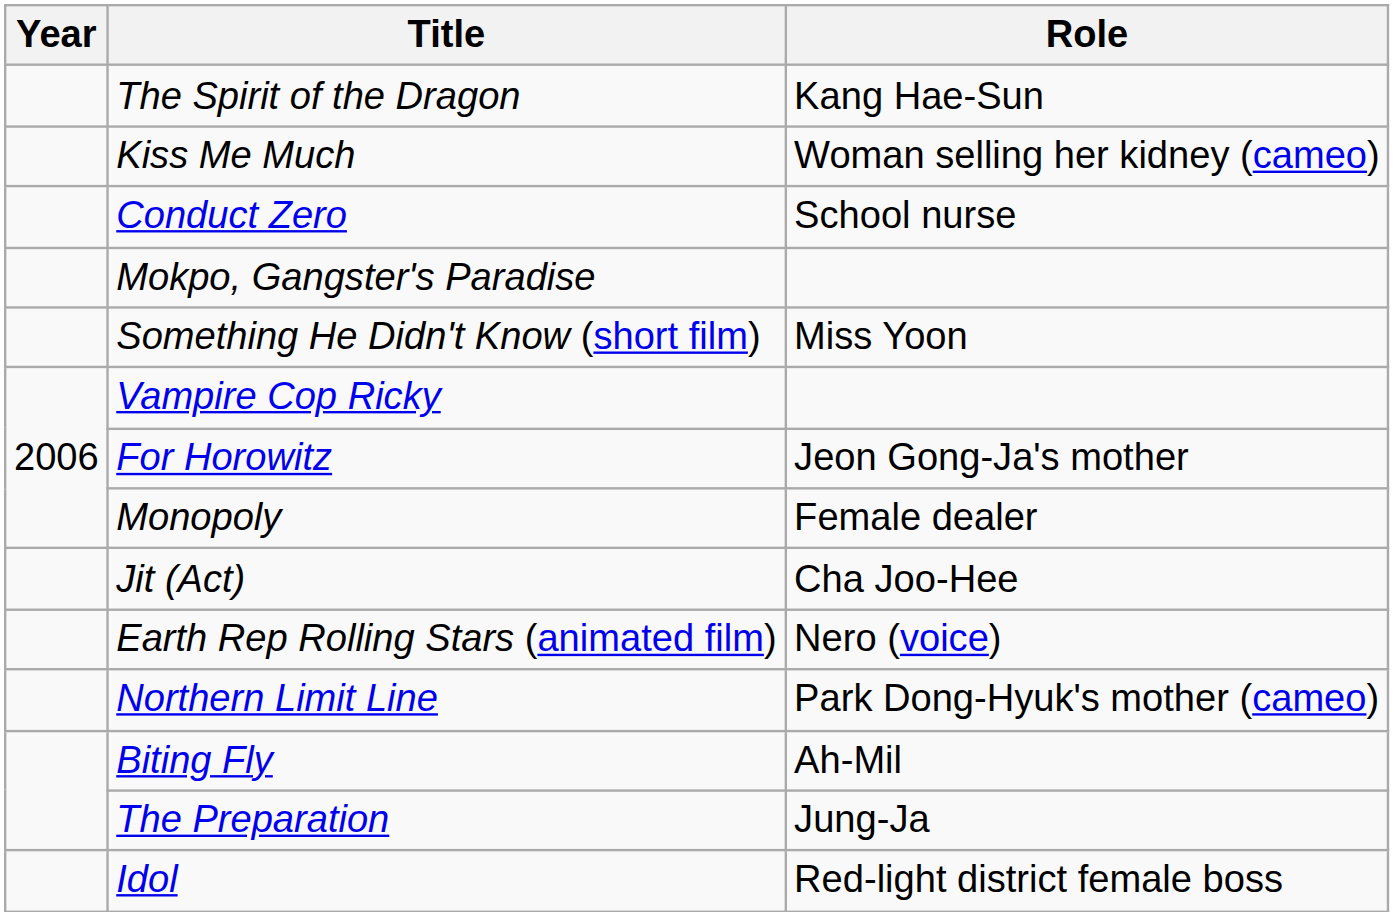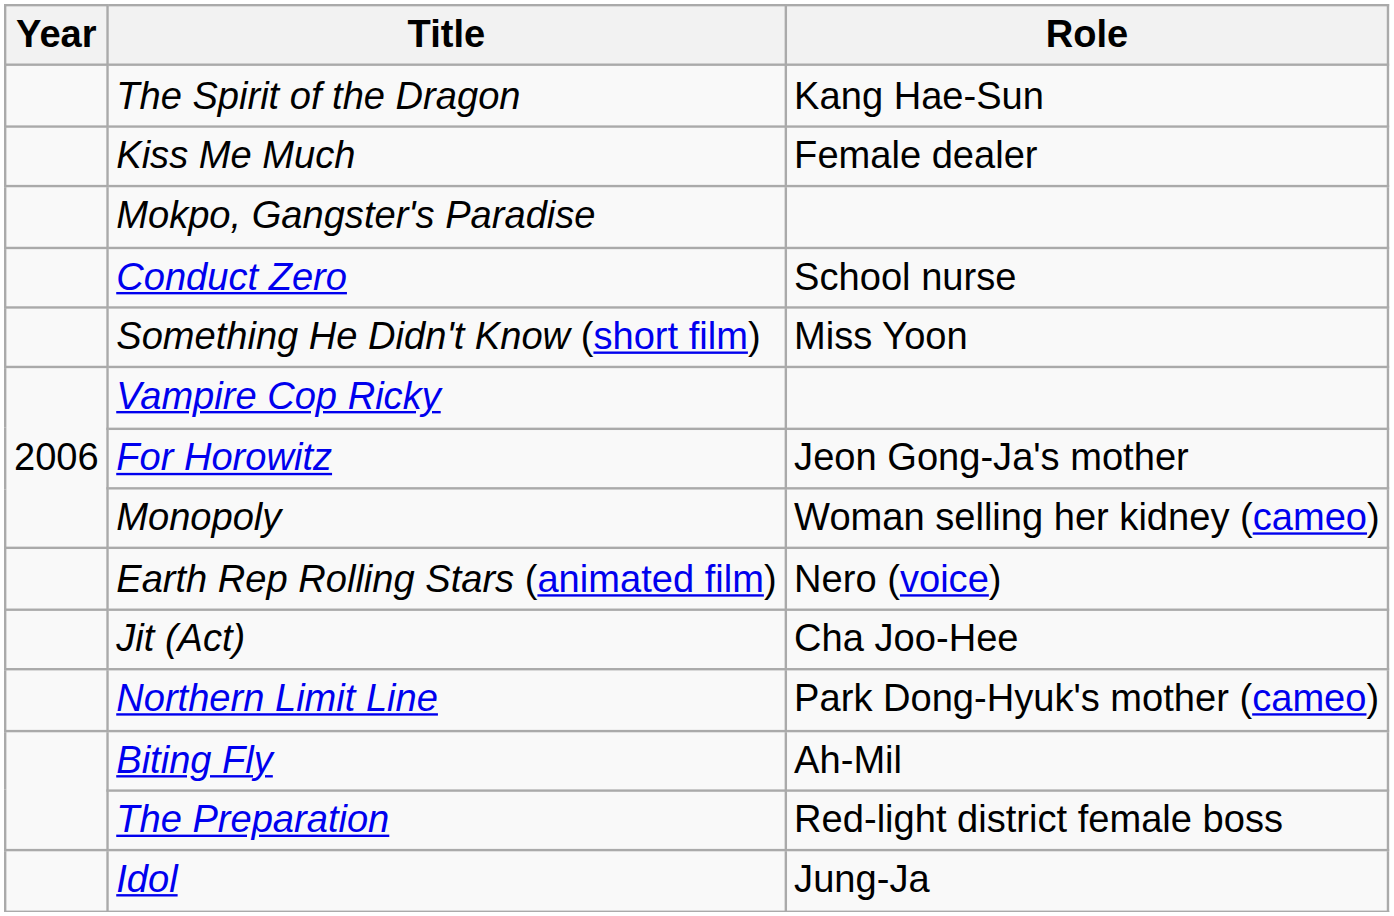(1087, 155) Woman selling her kidney (cameo) -> (916, 155) Female dealer
rows swapped: (232, 215) <-> (356, 276)
(916, 517) Female dealer -> (1087, 517) Woman selling her kidney (cameo)
rows swapped: (446, 638) <-> (181, 578)
(862, 819) Jung-Ja -> (1039, 819) Red-light district female boss
(1039, 880) Red-light district female boss -> (862, 880) Jung-Ja
